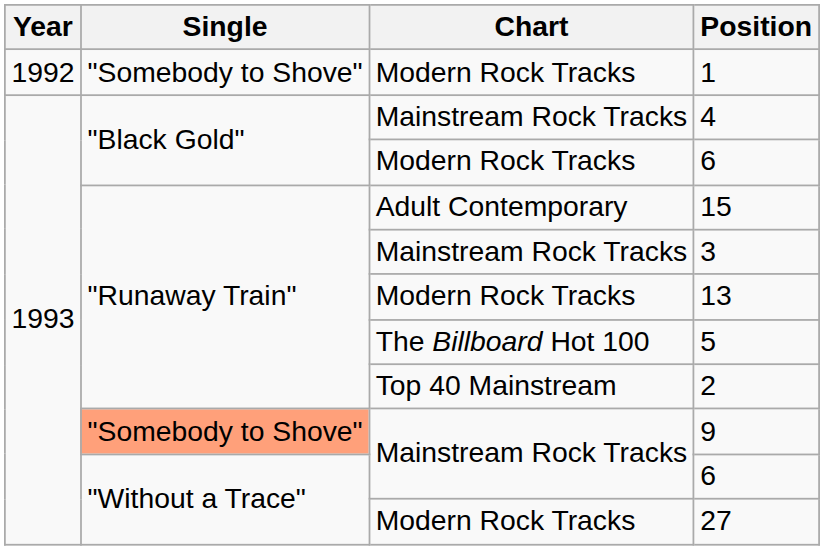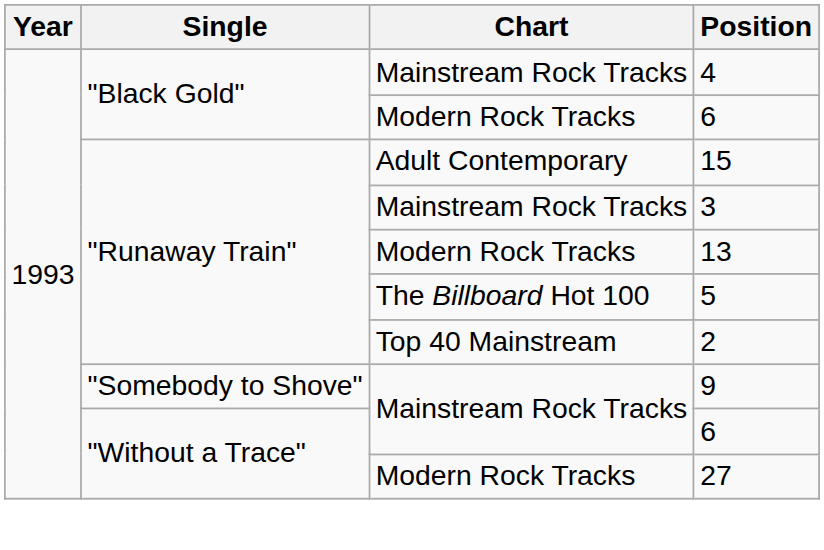- row: (506, 71)
(225, 431) lightsalmon background -> (225, 386) no background
